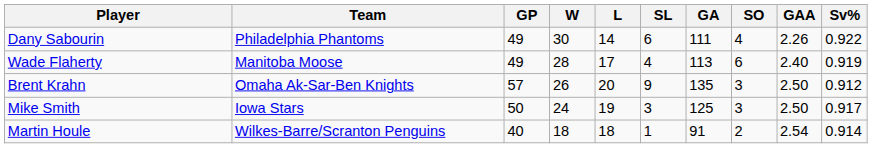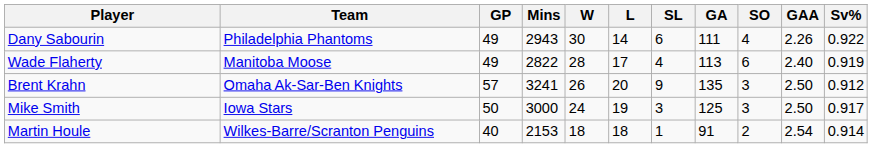+ column: (544, 16)
